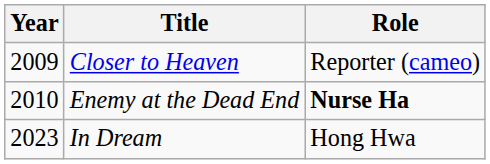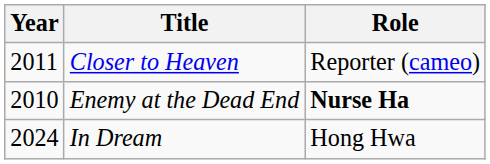(34, 61) 2009 -> (34, 61) 2011
(34, 138) 2023 -> (34, 138) 2024
